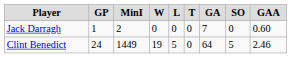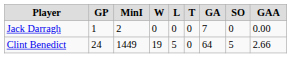(262, 28) 0.60 -> (262, 28) 0.00
(262, 45) 2.46 -> (262, 45) 2.66
